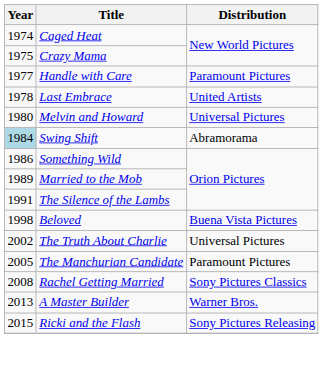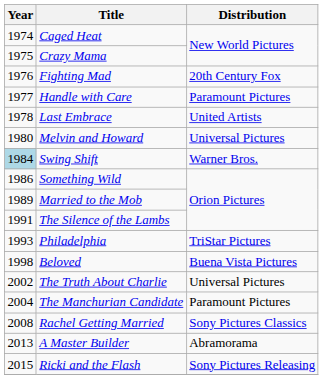+ row: (75, 76)
(223, 138) Abramorama -> (224, 158) Warner Bros.
+ row: (73, 240)
(20, 261) 2005 -> (20, 302) 2004
(224, 302) Warner Bros. -> (223, 343) Abramorama
